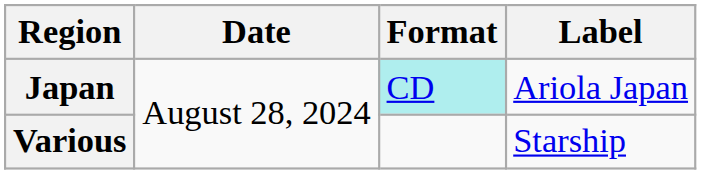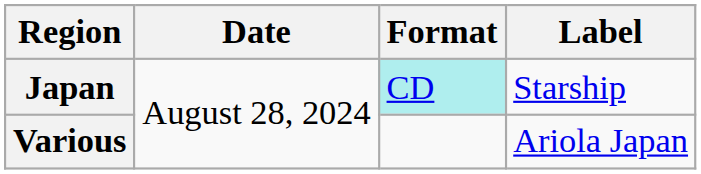(601, 86) Ariola Japan -> (570, 86) Starship
(570, 140) Starship -> (601, 140) Ariola Japan
